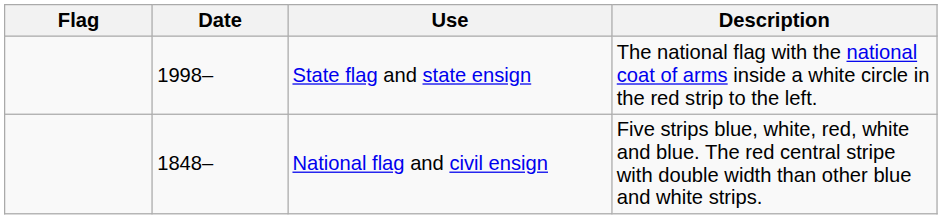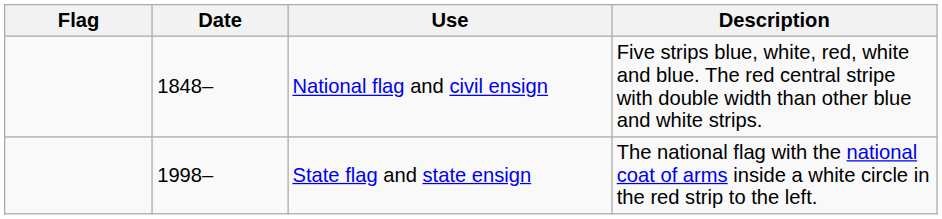rows swapped: (412, 75) <-> (420, 163)
